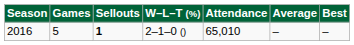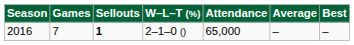(56, 31) 5 -> (56, 31) 7
(223, 31) 65,010 -> (223, 31) 65,000
